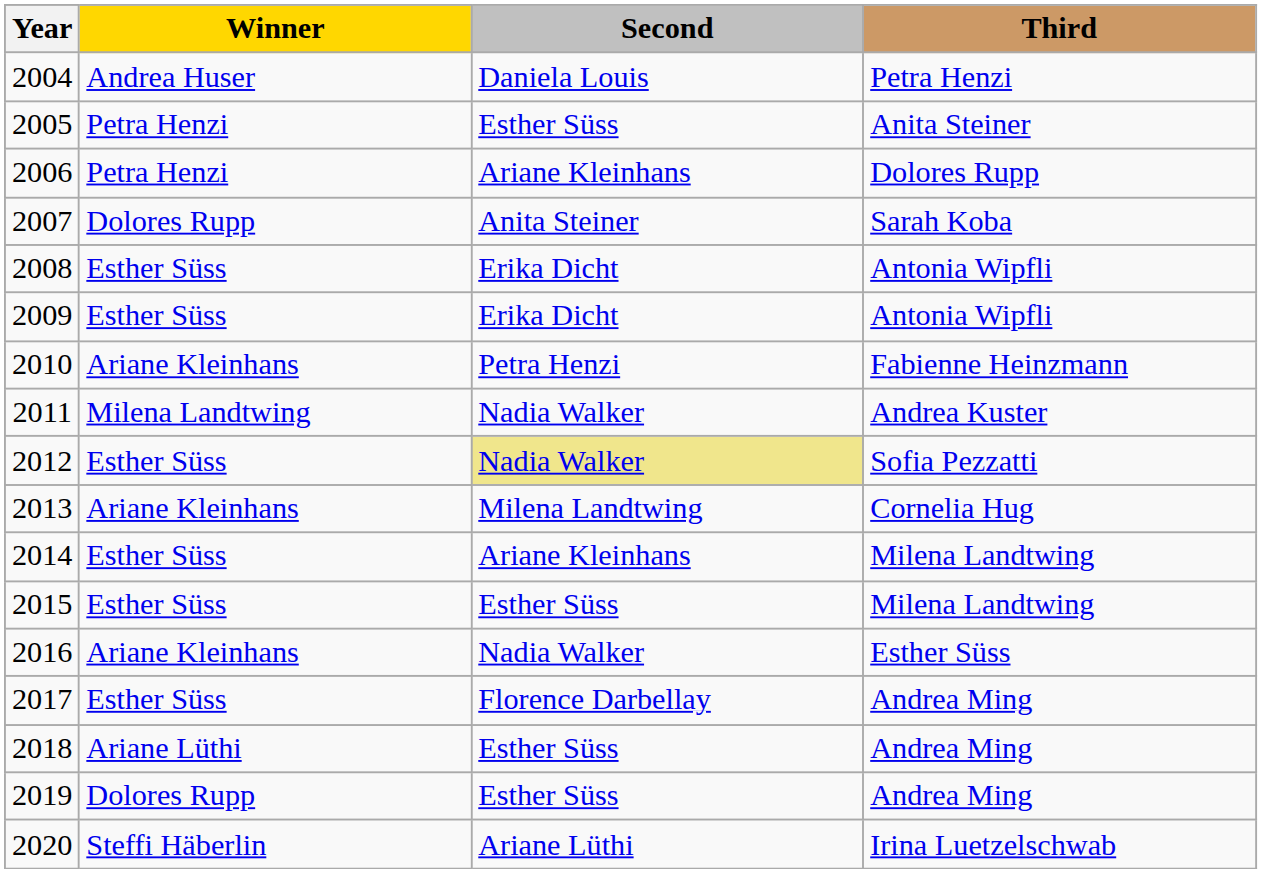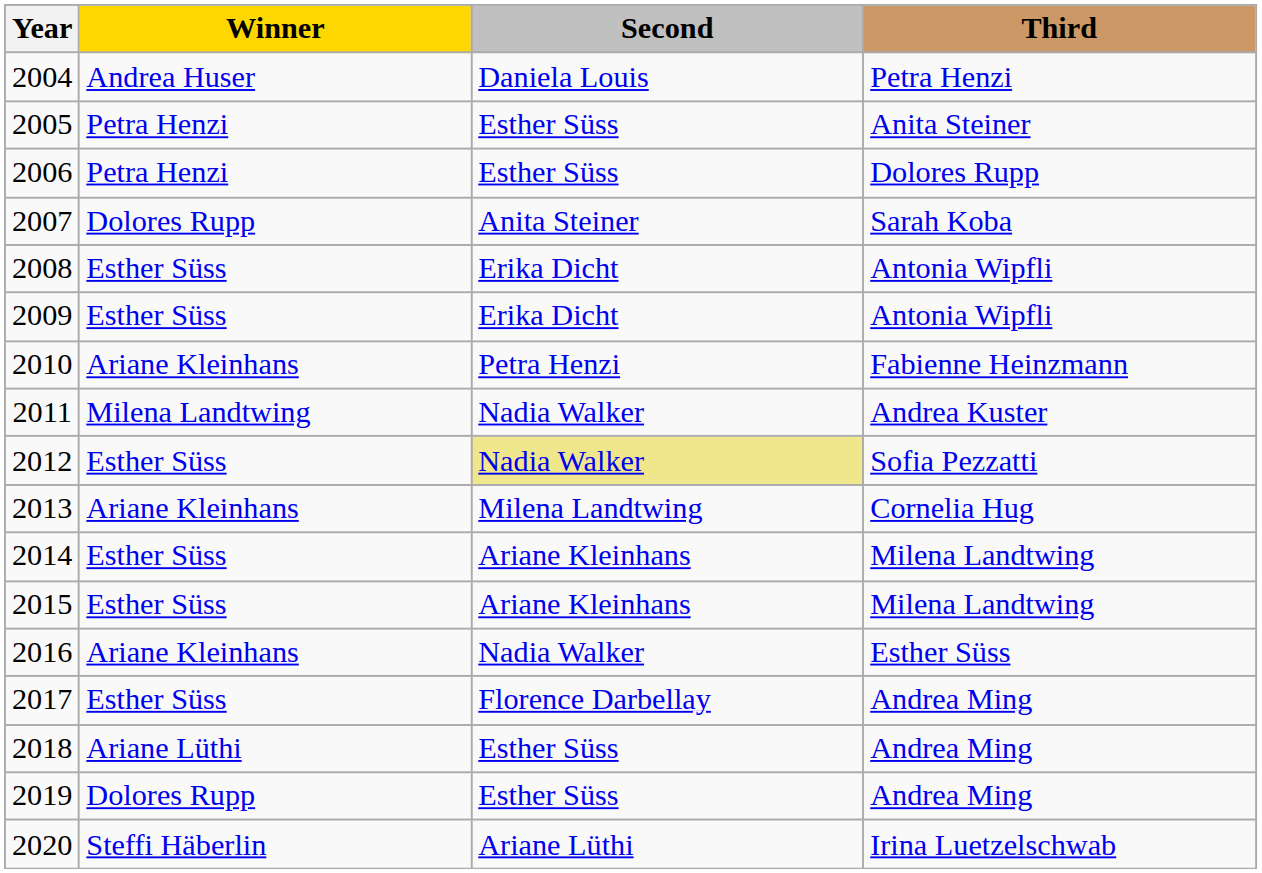(584, 172) Ariane Kleinhans -> (548, 172) Esther Süss
(548, 603) Esther Süss -> (584, 603) Ariane Kleinhans
